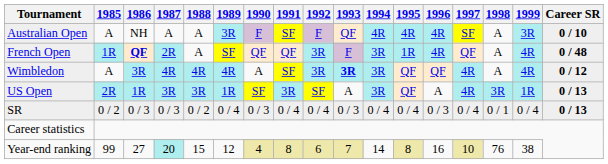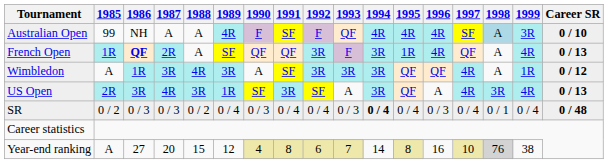(109, 33) A -> (109, 33) 99
(229, 33) 3R -> (229, 33) 4R
(498, 33) no background -> (498, 33) lightblue background
(573, 52) 0 / 48 -> (573, 52) 0 / 13
(139, 71) 3R -> (139, 71) 1R
(169, 71) 4R -> (169, 71) 3R
(229, 71) 4R -> (229, 71) 3R
(348, 71) bold -> (348, 71) normal
(528, 71) 4R -> (528, 71) 1R
(139, 91) 1R -> (139, 91) 3R
(169, 91) 3R -> (169, 91) 4R
(528, 91) 1R -> (528, 91) 4R
(378, 110) normal -> (378, 110) bold
(573, 110) 0 / 13 -> (573, 110) 0 / 48
(109, 149) 99 -> (109, 149) A
(169, 149) paleturquoise background -> (169, 149) no background
(498, 149) no background -> (498, 149) lightgrey background
